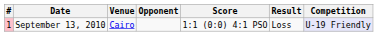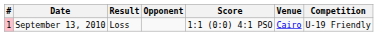columns swapped: (122, 11) <-> (287, 11)
(338, 25) lavender background -> (338, 25) no background
